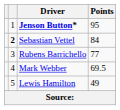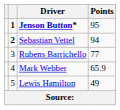(13, 25) normal -> (13, 25) bold
(95, 39) 84 -> (95, 39) 94
(98, 68) 69.5 -> (98, 68) 65.9
